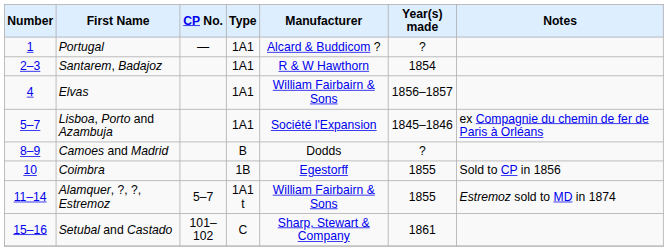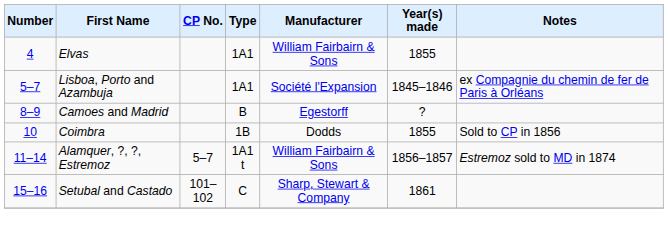- row: (81, 47)
- row: (110, 66)
(422, 92) 1856–1857 -> (422, 53) 1855
(324, 151) Dodds -> (324, 113) Egestorff
(324, 170) Egestorff -> (324, 132) Dodds
(422, 197) 1855 -> (422, 158) 1856–1857
